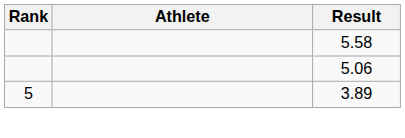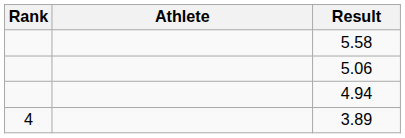+ row: (356, 94)
(28, 94) 5 -> (28, 119) 4
